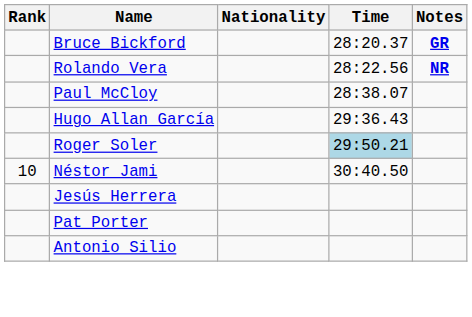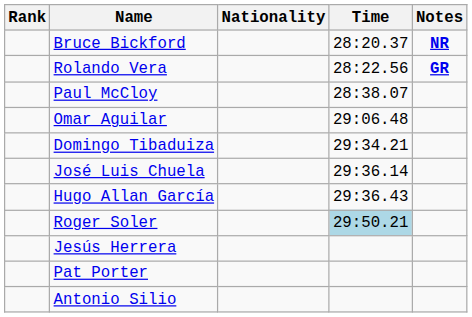(440, 43) GR -> (440, 43) NR
(440, 69) NR -> (440, 69) GR
+ row: (110, 120)
+ row: (134, 146)
+ row: (129, 171)
- row: (106, 171)
